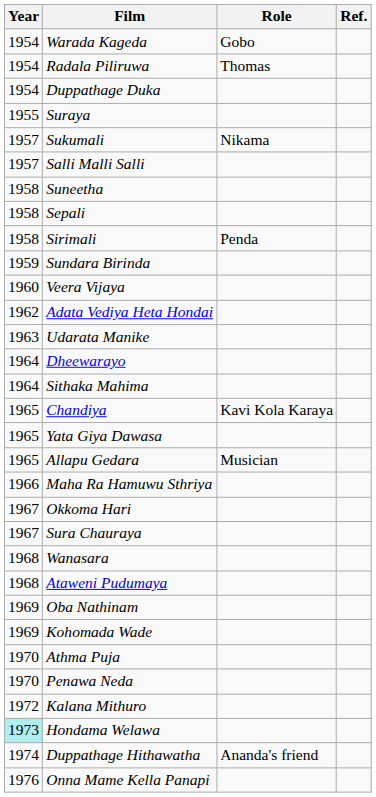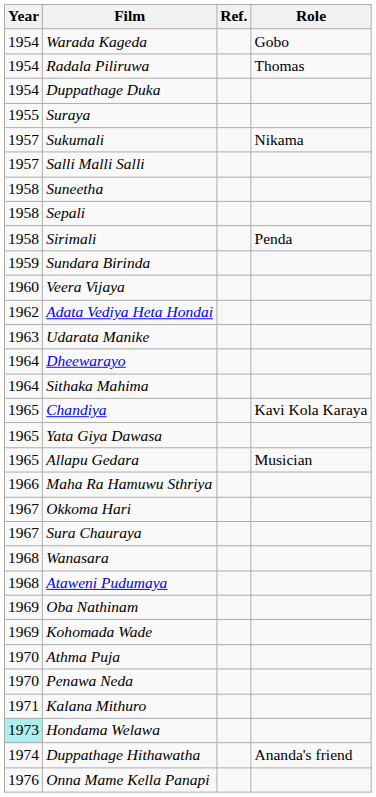columns swapped: (277, 16) <-> (354, 16)
(24, 705) 1972 -> (24, 705) 1971
